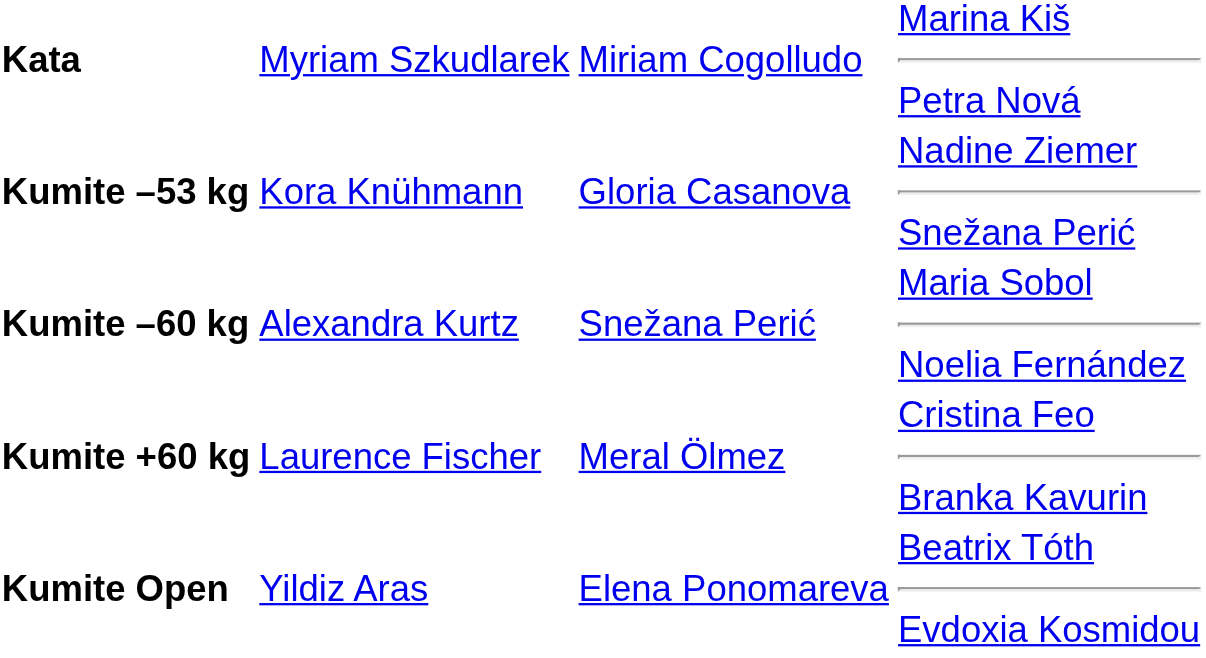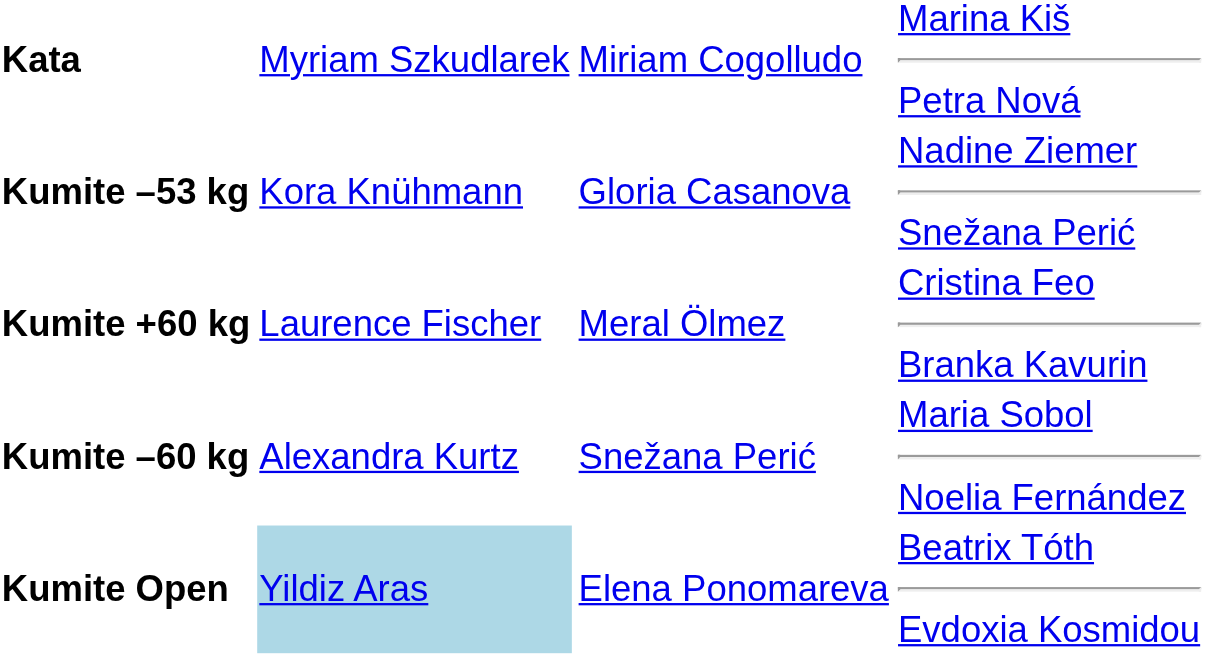rows swapped: (126, 324) <-> (126, 456)
(344, 588) no background -> (344, 588) lightblue background
